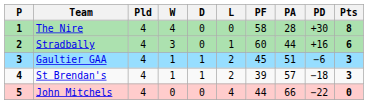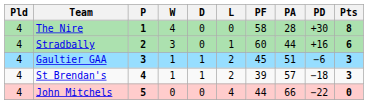columns swapped: (19, 12) <-> (143, 12)
